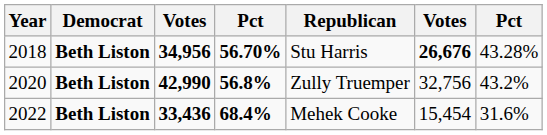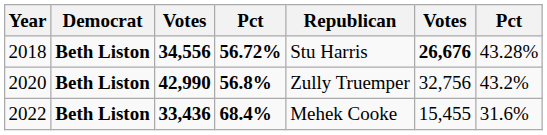(185, 51) 34,956 -> (185, 51) 34,556
(250, 51) 56.70% -> (250, 51) 56.72%
(445, 114) 15,454 -> (445, 114) 15,455
